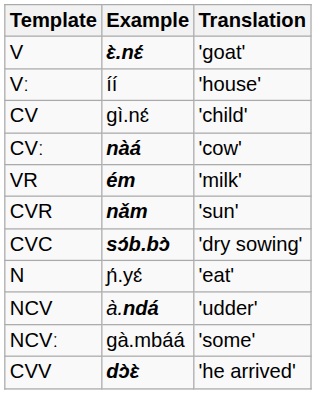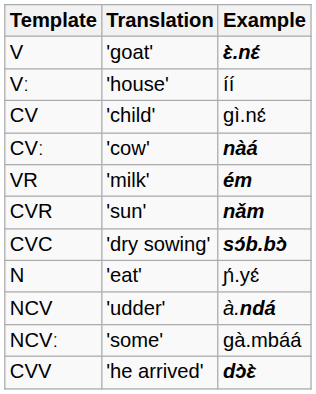columns swapped: (148, 20) <-> (252, 20)
